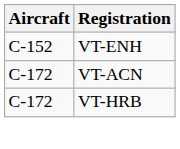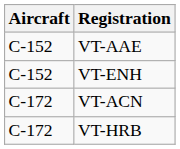+ row: (110, 46)
